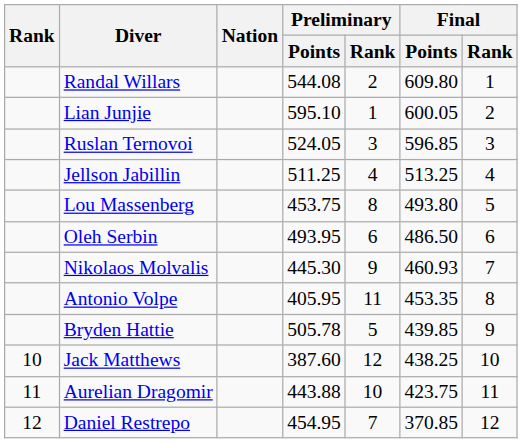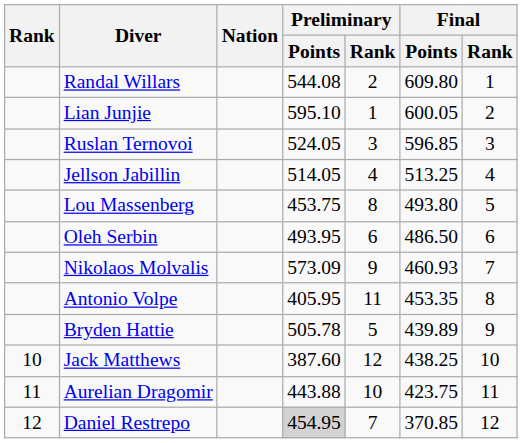(314, 174) 511.25 -> (314, 174) 514.05
(314, 267) 445.30 -> (314, 267) 573.09
(431, 329) 439.85 -> (431, 329) 439.89
(314, 422) no background -> (314, 422) lightgrey background
